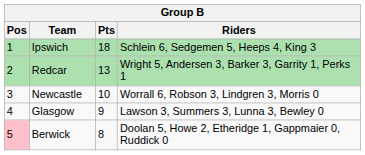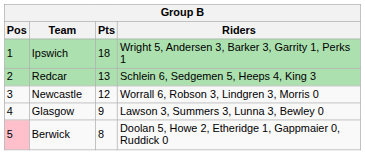(218, 47) Schlein 6, Sedgemen 5, Heeps 4, King 3 -> (235, 53) Wright 5, Andersen 3, Barker 3, Garrity 1, Perks 1
(235, 71) Wright 5, Andersen 3, Barker 3, Garrity 1, Perks 1 -> (218, 77) Schlein 6, Sedgemen 5, Heeps 4, King 3
(104, 94) 10 -> (104, 94) 12
